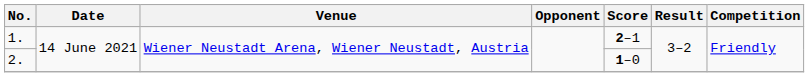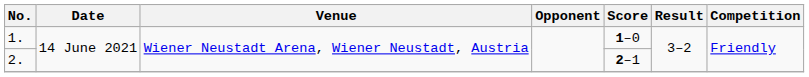(628, 38) 2–1 -> (628, 38) 1–0
(628, 60) 1–0 -> (628, 60) 2–1
